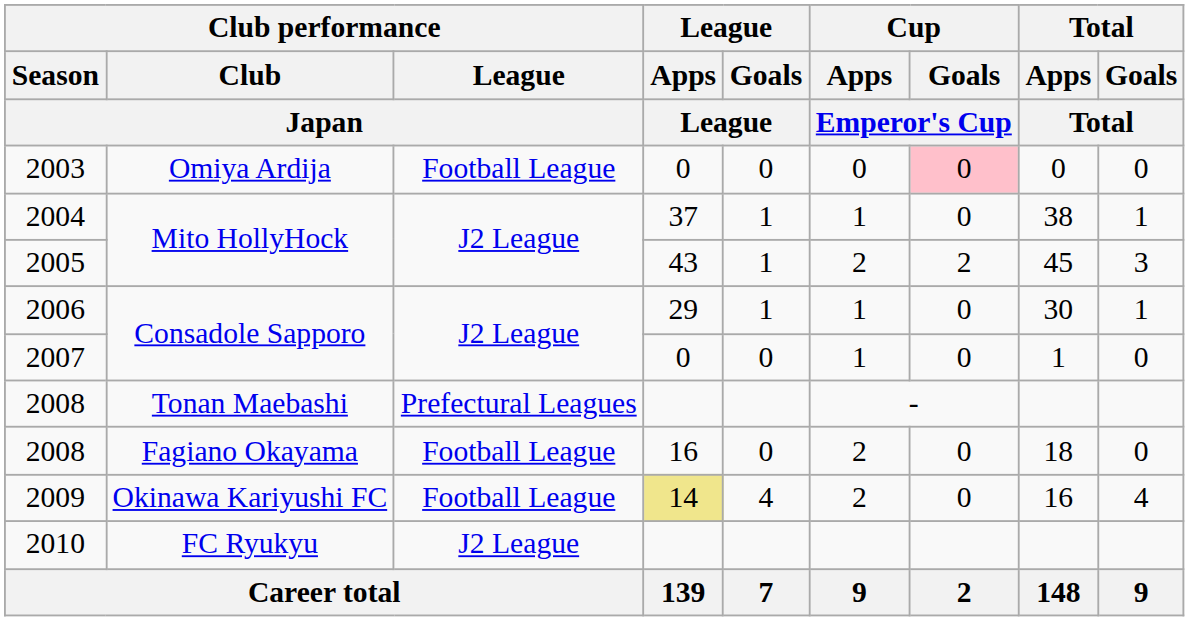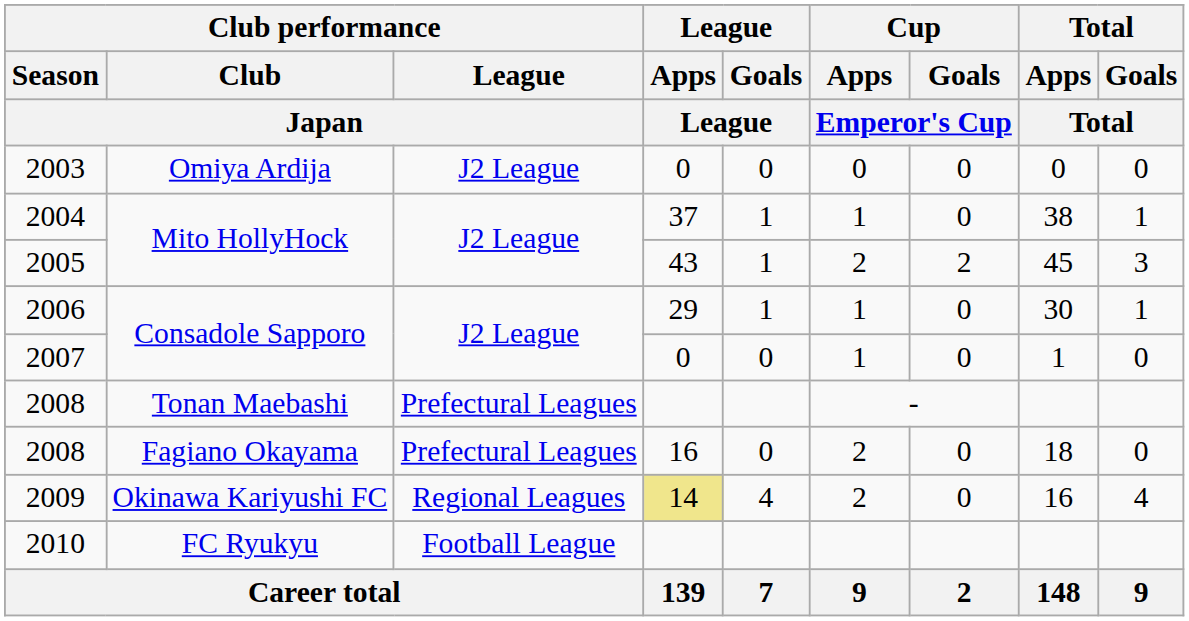(519, 168) Football League -> (519, 168) J2 League
(964, 168) pink background -> (964, 168) no background
(519, 450) Football League -> (519, 450) Prefectural Leagues
(519, 497) Football League -> (519, 497) Regional Leagues
(519, 544) J2 League -> (519, 544) Football League
